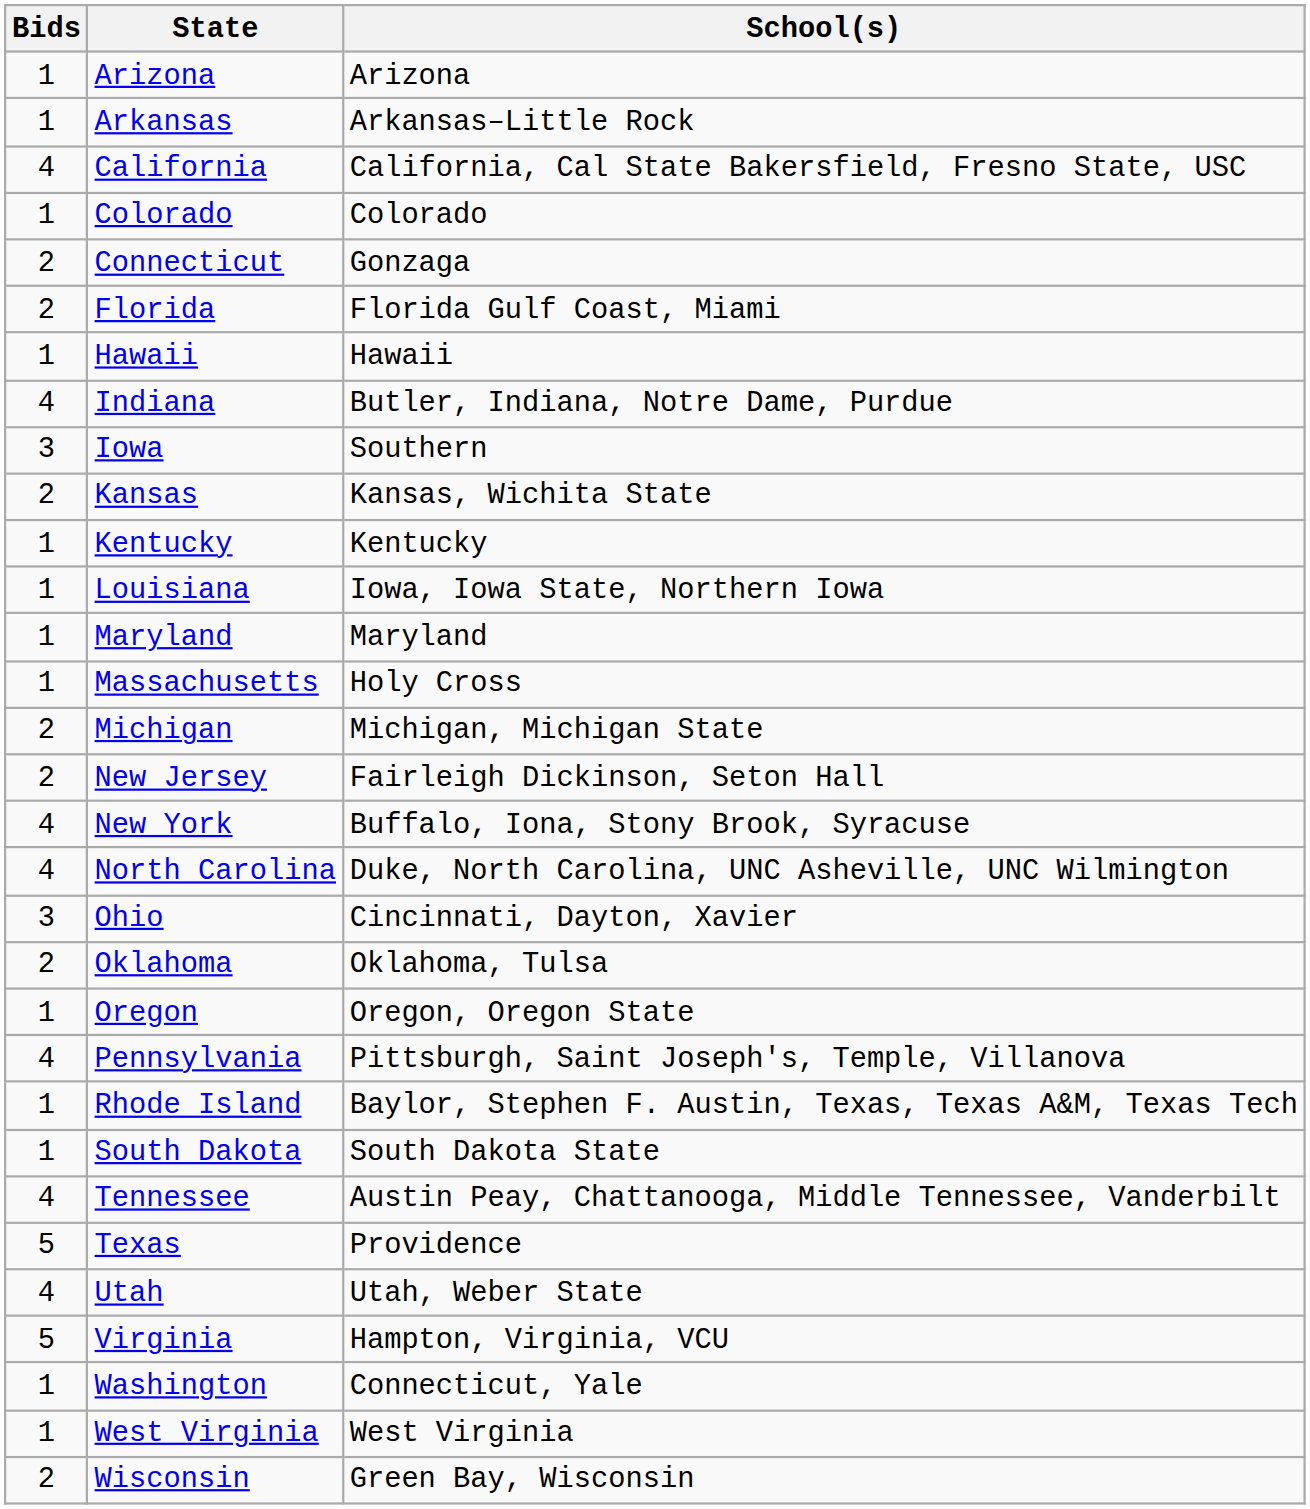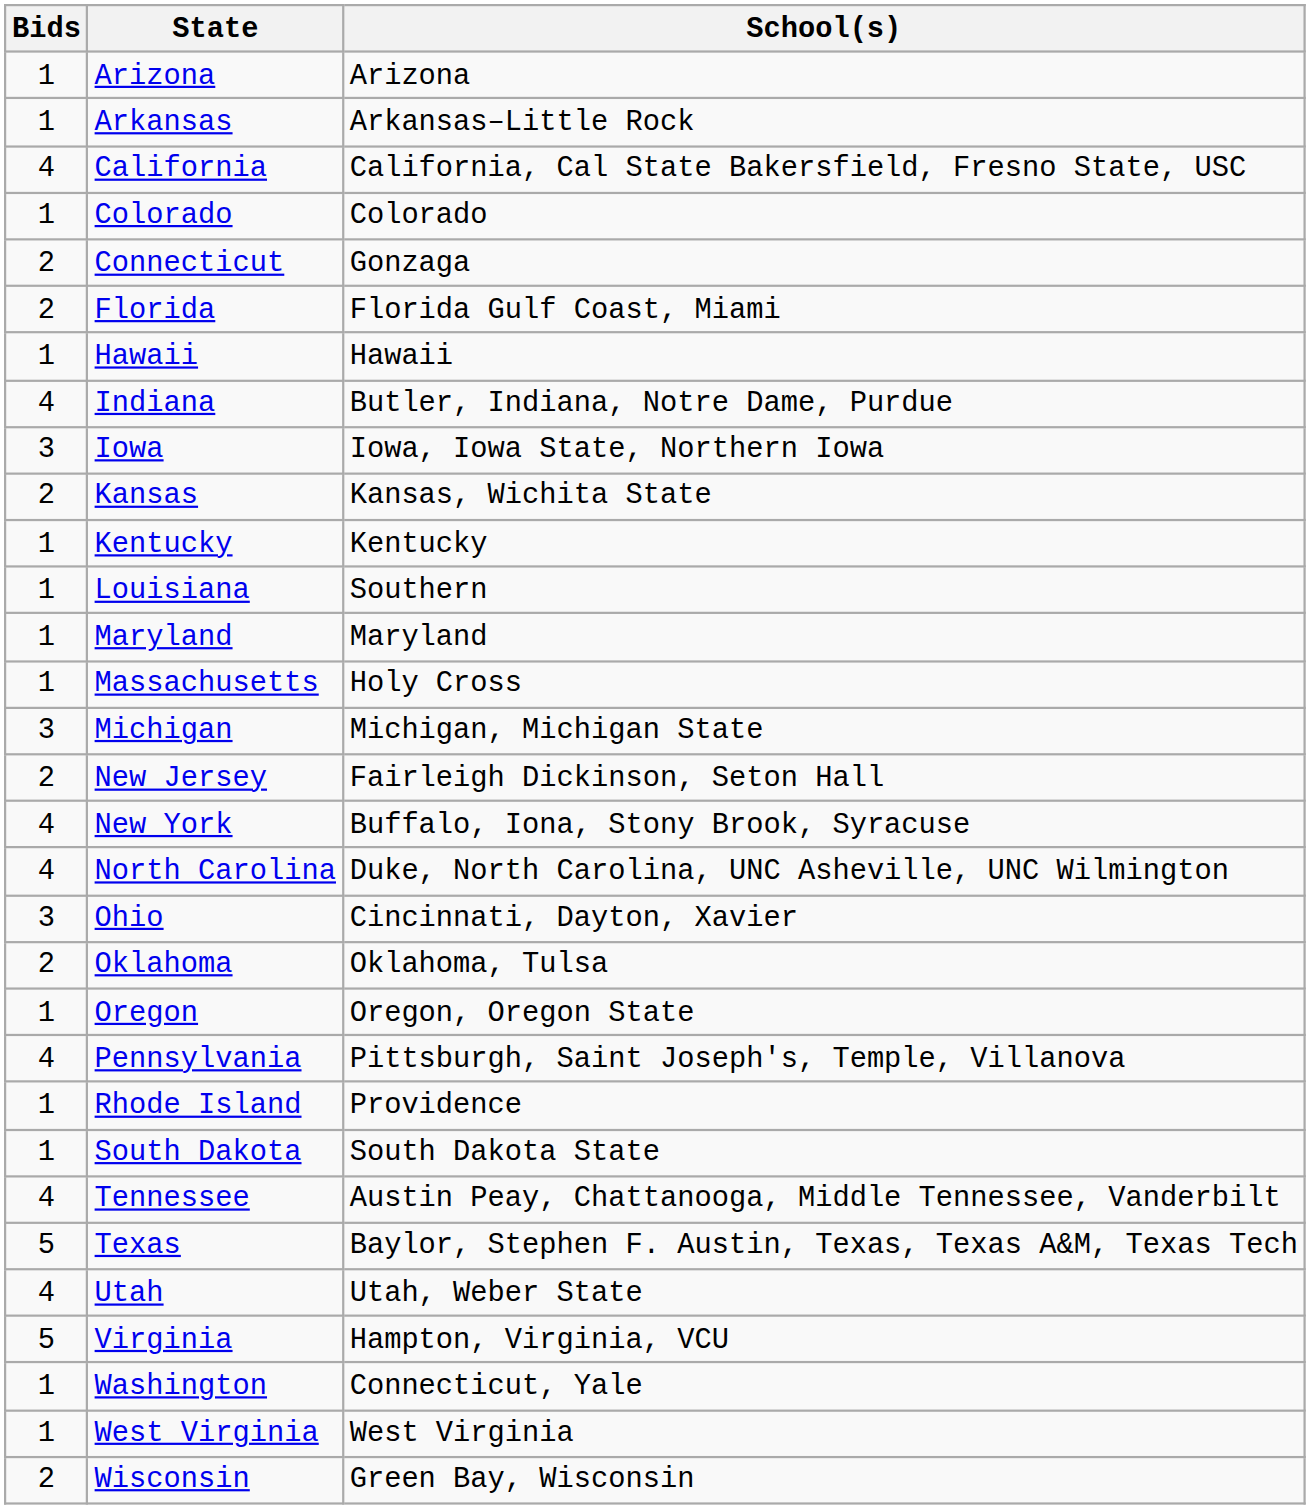(419, 450) Southern -> (617, 450) Iowa, Iowa State, Northern Iowa
(617, 590) Iowa, Iowa State, Northern Iowa -> (419, 590) Southern
(46, 731) 2 -> (46, 731) 3
(824, 1105) Baylor, Stephen F. Austin, Texas, Texas A&M, Texas Tech -> (436, 1105) Providence
(436, 1246) Providence -> (824, 1246) Baylor, Stephen F. Austin, Texas, Texas A&M, Texas Tech
